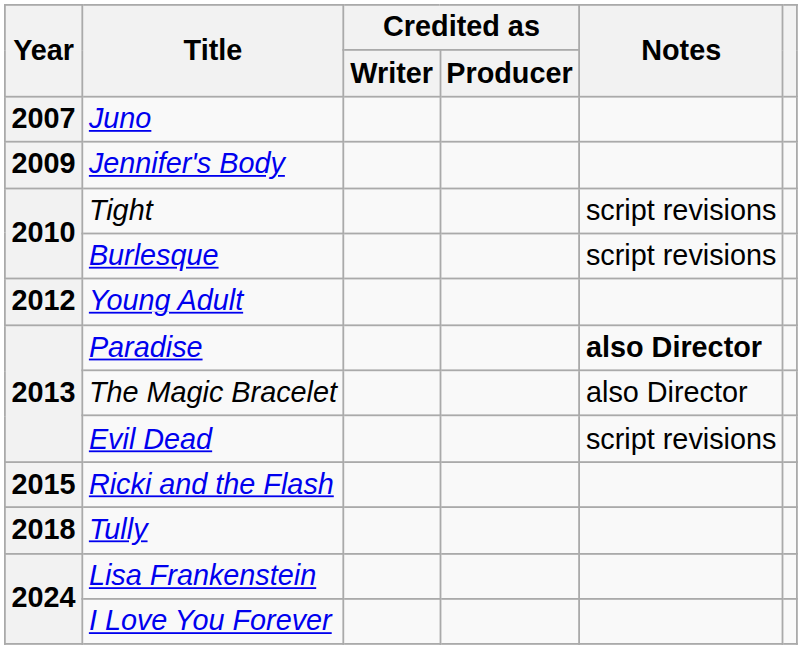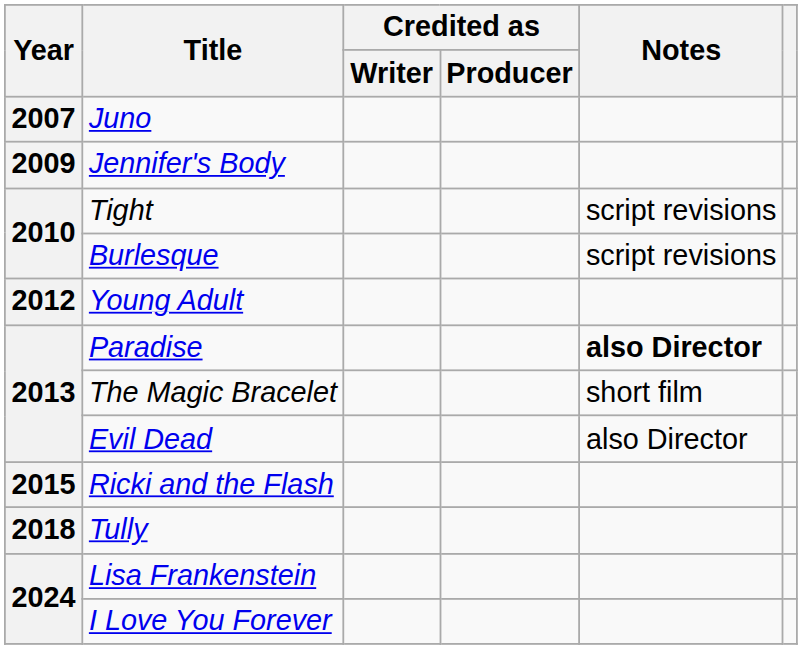(667, 392) also Director -> (644, 392) short film
(681, 438) script revisions -> (667, 438) also Director
